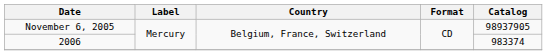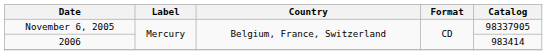(508, 27) 98937905 -> (508, 27) 98337905
(508, 42) 983374 -> (508, 42) 983414
